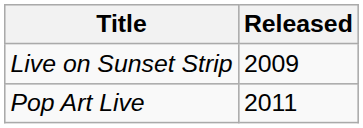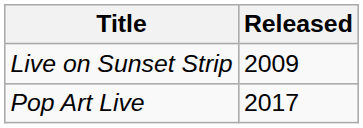(271, 102) 2011 -> (271, 102) 2017
